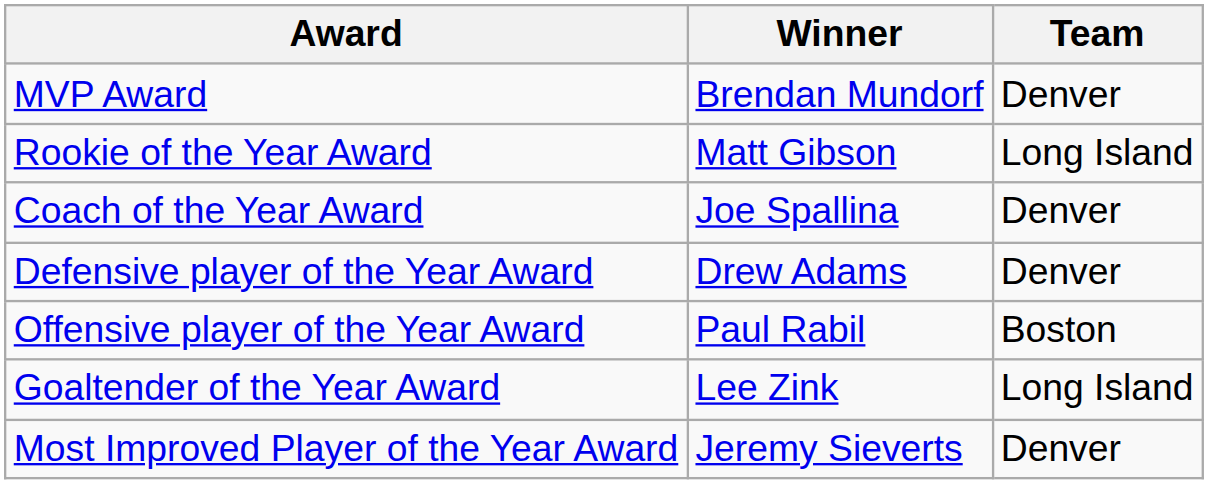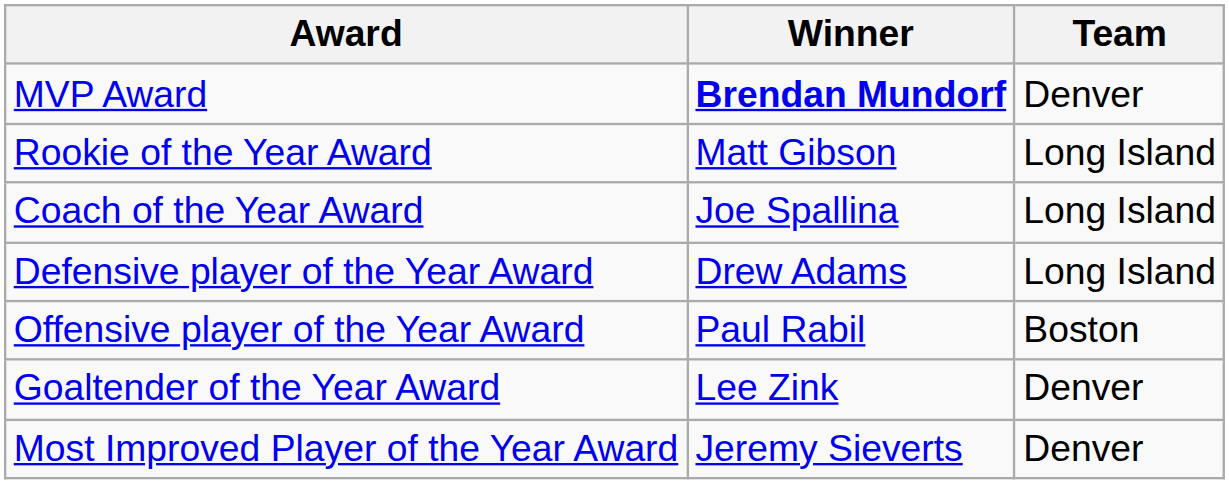(840, 93) normal -> (851, 93) bold
(1061, 211) Denver -> (1120, 211) Long Island
(1061, 270) Denver -> (1120, 270) Long Island
(1097, 388) Long Island -> (1083, 388) Denver
